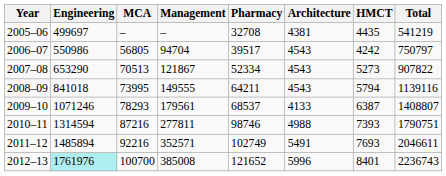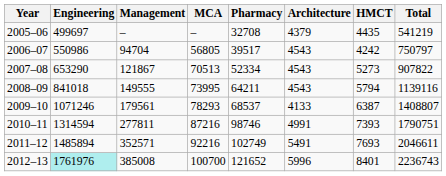columns swapped: (193, 13) <-> (137, 13)
(299, 32) 4381 -> (299, 32) 4379
(299, 124) 4988 -> (299, 124) 4991
